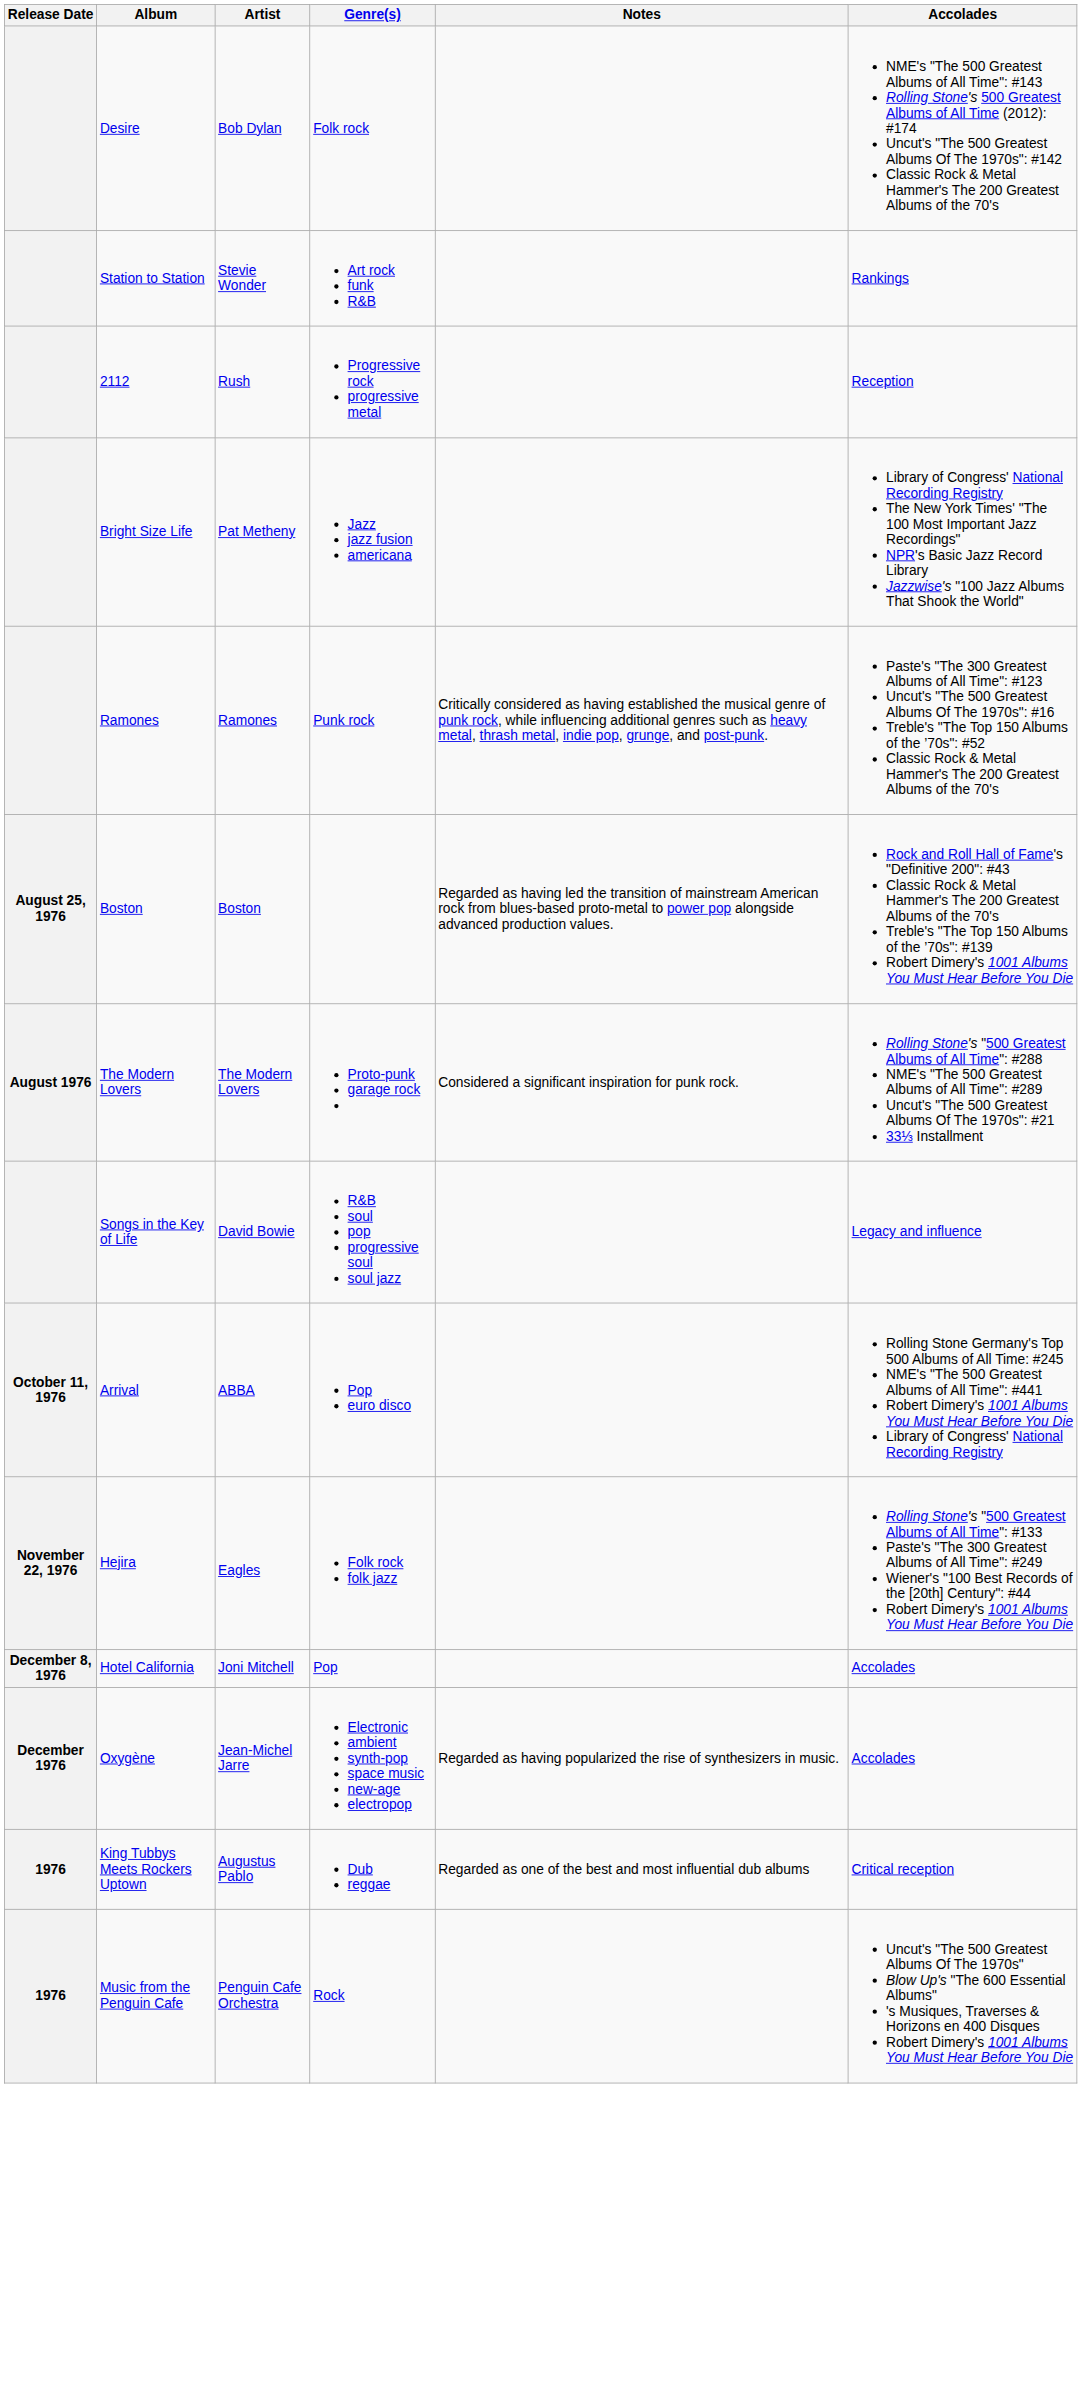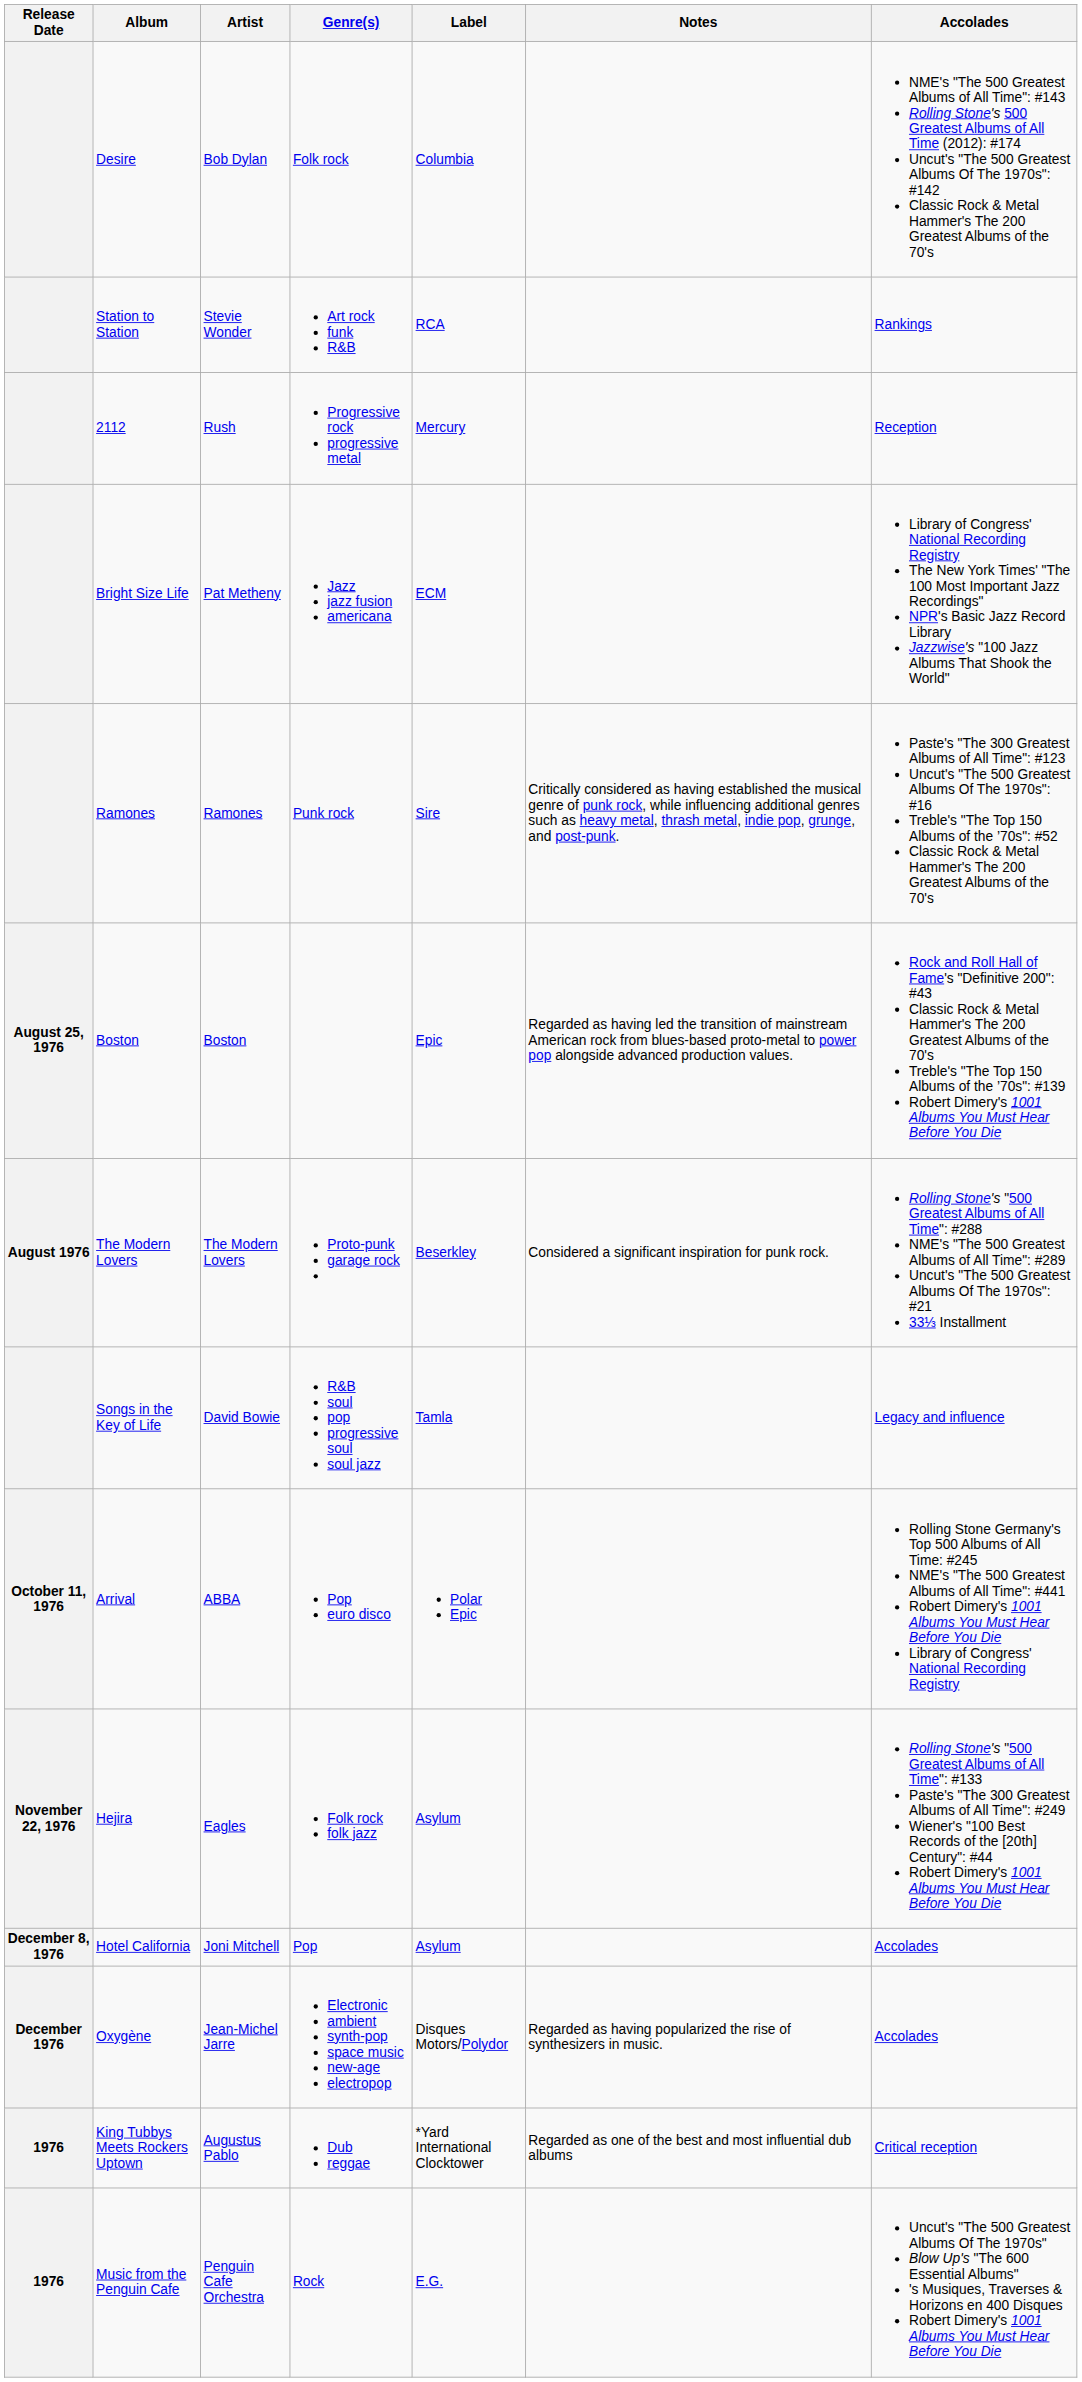+ column: (469, 23)
